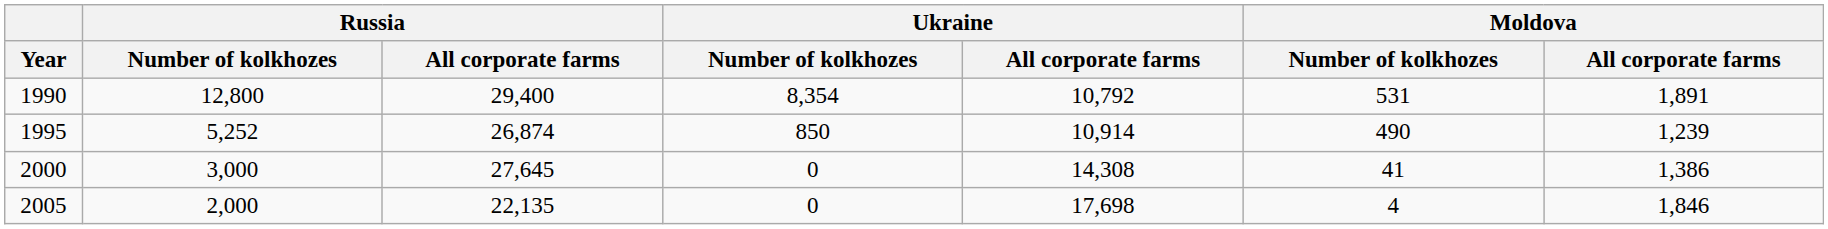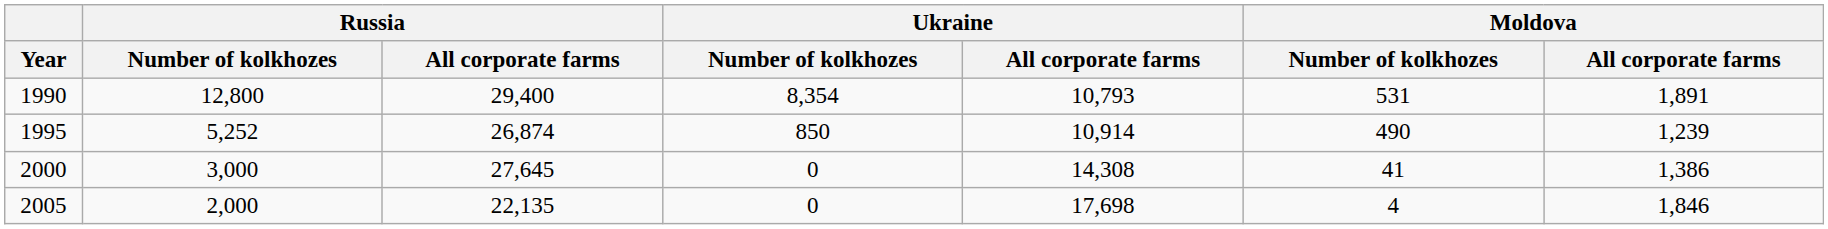(1103, 95) 10,792 -> (1103, 95) 10,793
